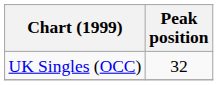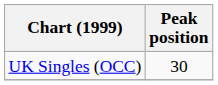(179, 65) 32 -> (179, 65) 30
